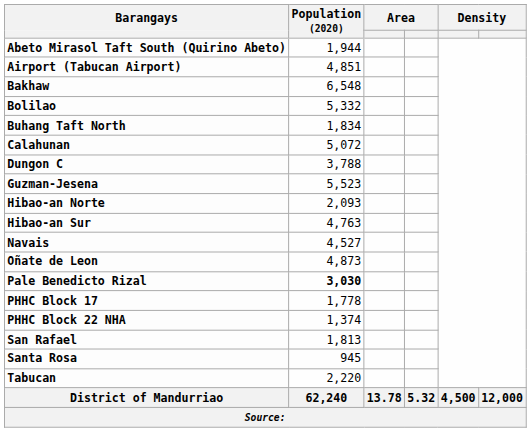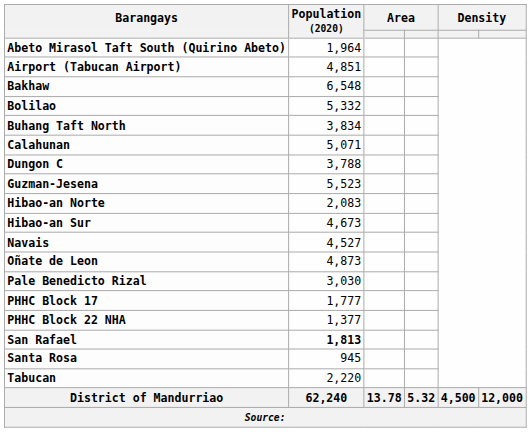(344, 47) 1,944 -> (344, 47) 1,964
(344, 125) 1,834 -> (344, 125) 3,834
(344, 145) 5,072 -> (344, 145) 5,071
(344, 203) 2,093 -> (344, 203) 2,083
(344, 222) 4,763 -> (344, 222) 4,673
(344, 281) bold -> (344, 281) normal
(344, 300) 1,778 -> (344, 300) 1,777
(344, 320) 1,374 -> (344, 320) 1,377
(344, 339) normal -> (344, 339) bold
